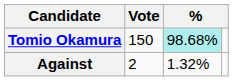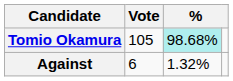(141, 40) 150 -> (141, 40) 105
(132, 64) 2 -> (132, 64) 6
